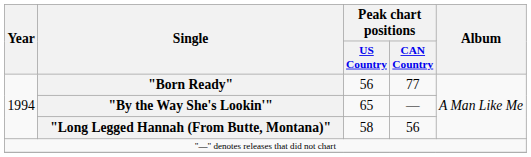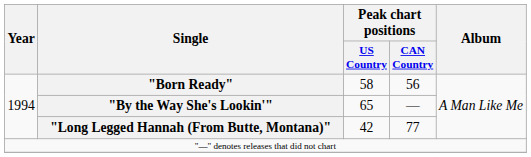(366, 84) 56 -> (366, 84) 58
(413, 84) 77 -> (413, 84) 56
(366, 127) 58 -> (366, 127) 42
(413, 127) 56 -> (413, 127) 77
